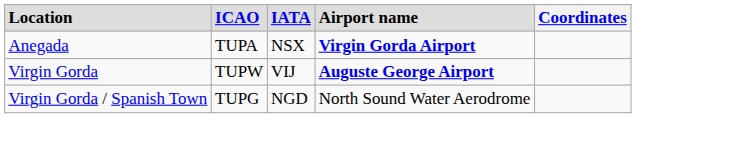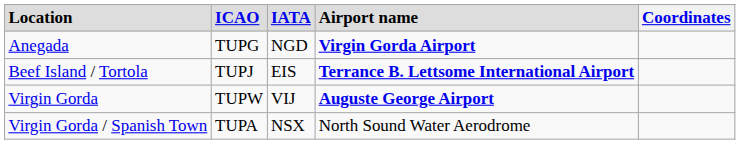(236, 44) TUPA -> (237, 44) TUPG
(288, 44) NSX -> (289, 44) NGD
+ row: (78, 71)
(237, 98) TUPG -> (236, 125) TUPA
(289, 98) NGD -> (288, 125) NSX
